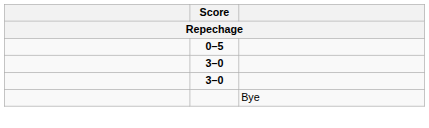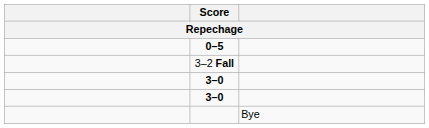+ row: (214, 64)
